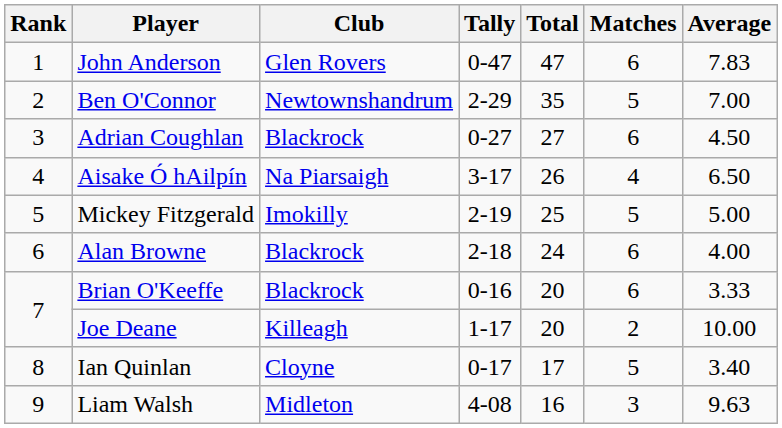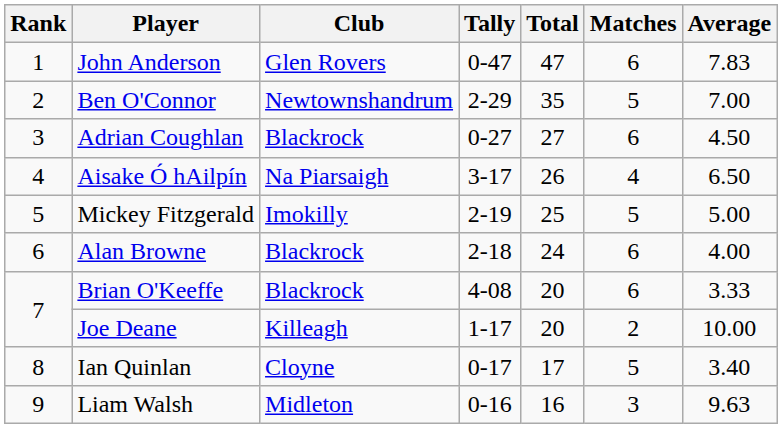(490, 289) 0-16 -> (490, 289) 4-08
(490, 404) 4-08 -> (490, 404) 0-16
